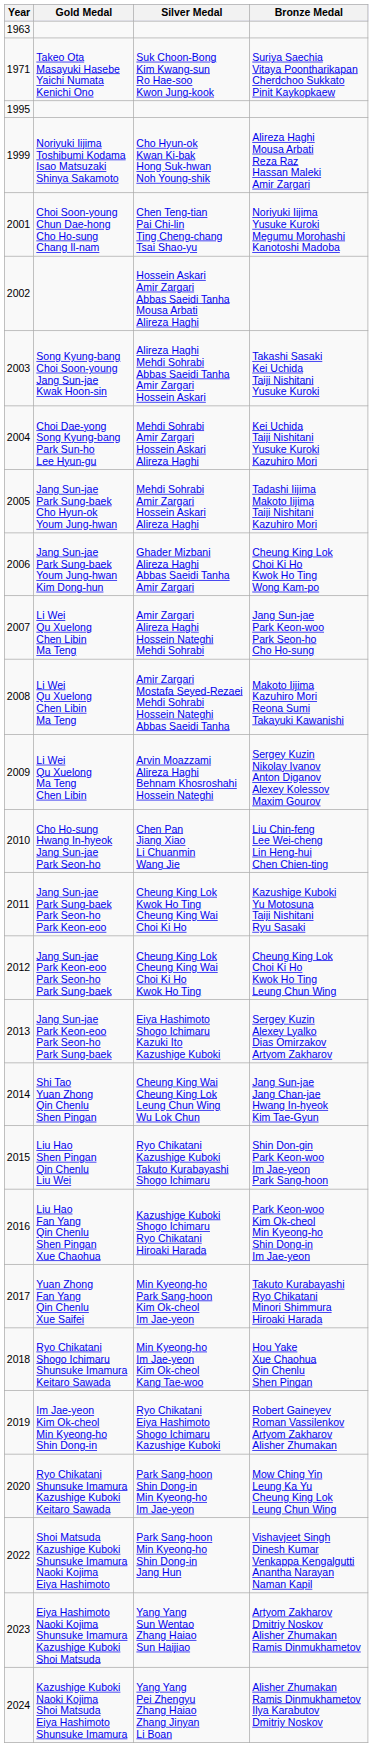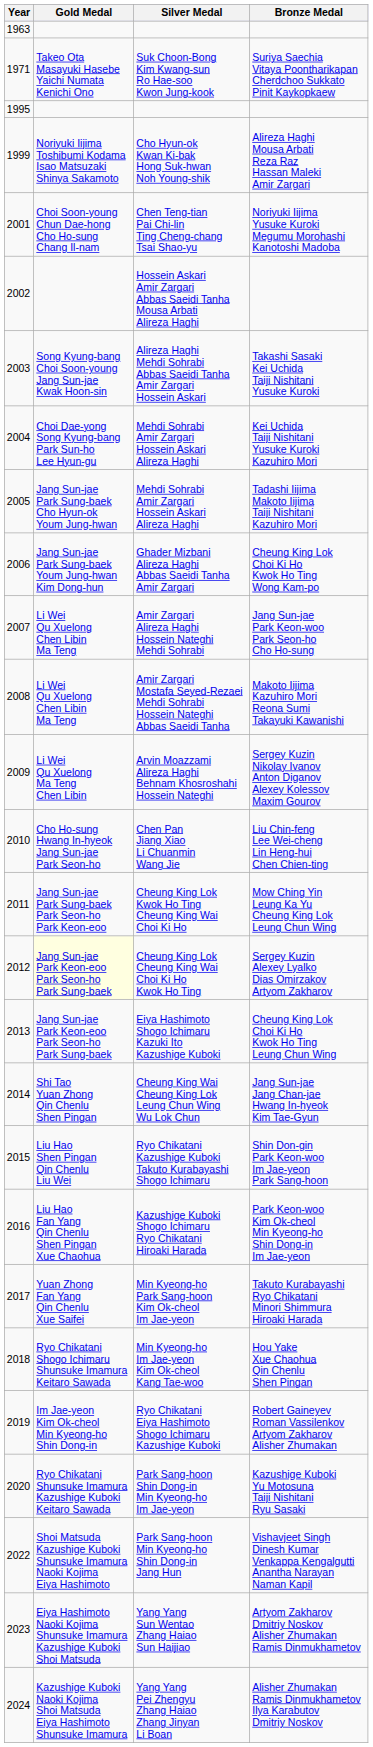(294, 910) Kazushige Kuboki Yu Motosuna Taiji Nishitani Ryu Sasaki -> (294, 910) Mow Ching Yin Leung Ka Yu Cheung King Lok Leung Chun Wing
(74, 974) no background -> (74, 974) lightyellow background
(294, 974) Cheung King Lok Choi Ki Ho Kwok Ho Ting Leung Chun Wing -> (292, 974) Sergey Kuzin Alexey Lyalko Dias Omirzakov Artyom Zakharov
(292, 1037) Sergey Kuzin Alexey Lyalko Dias Omirzakov Artyom Zakharov -> (294, 1037) Cheung King Lok Choi Ki Ho Kwok Ho Ting Leung Chun Wing
(294, 1492) Mow Ching Yin Leung Ka Yu Cheung King Lok Leung Chun Wing -> (294, 1492) Kazushige Kuboki Yu Motosuna Taiji Nishitani Ryu Sasaki
